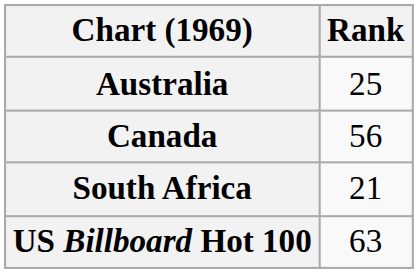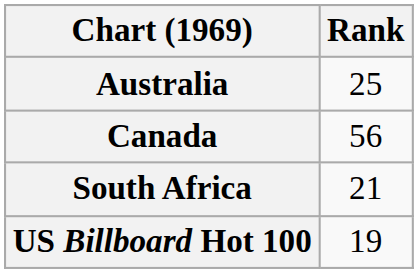(366, 240) 63 -> (366, 240) 19
